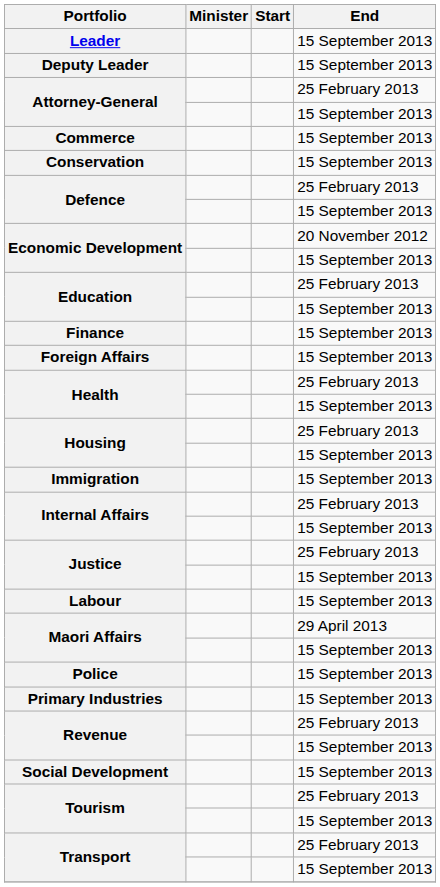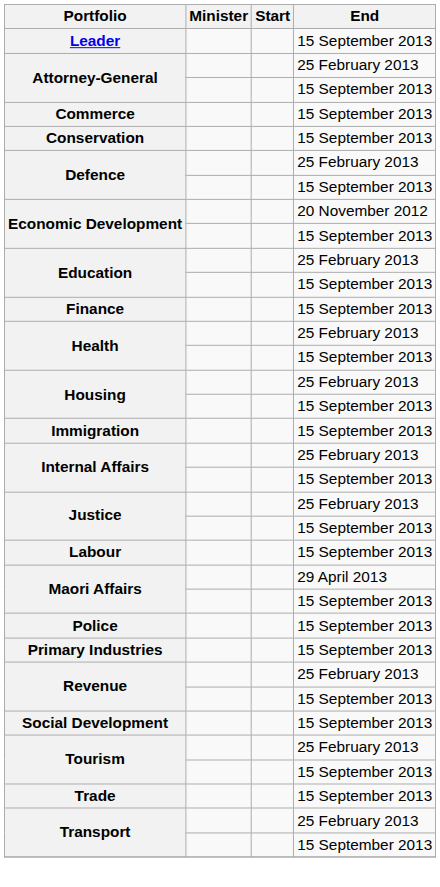- row: (95, 65)
- row: (95, 357)
+ row: (95, 796)
